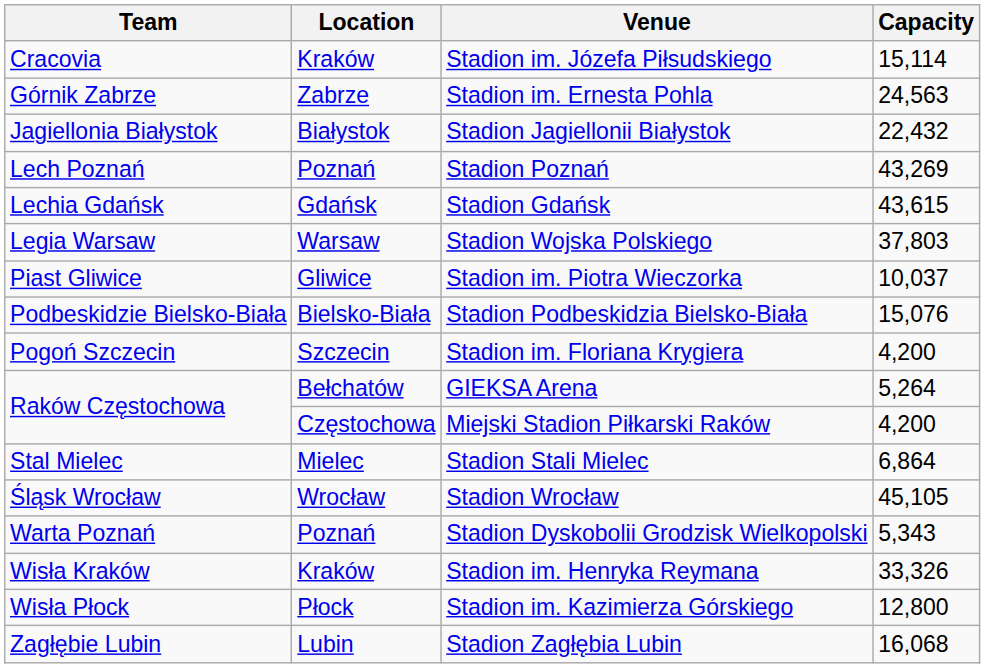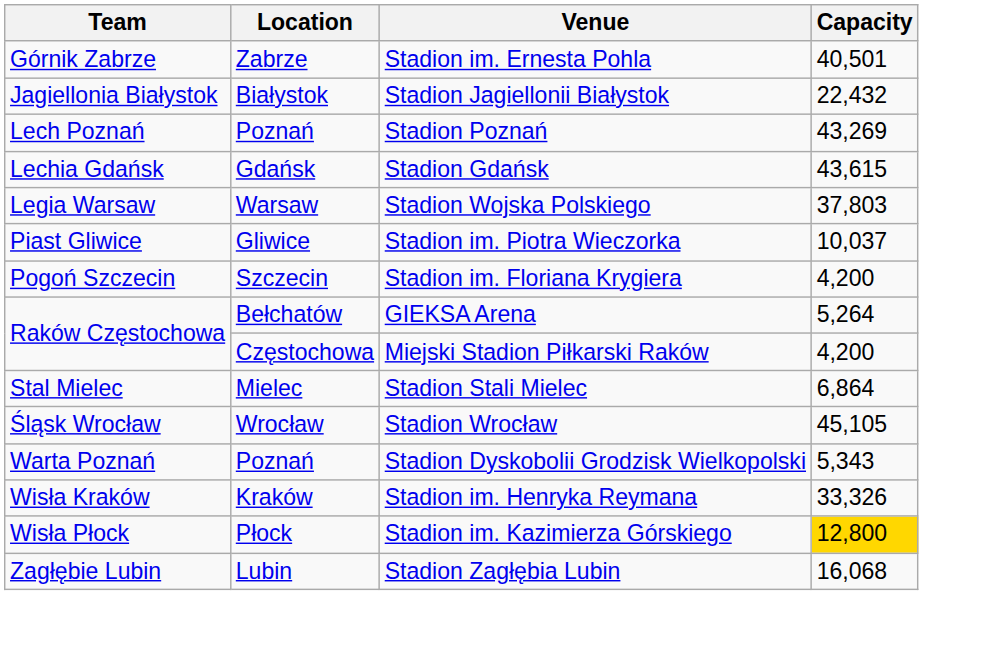- row: (609, 59)
(913, 95) 24,563 -> (852, 59) 40,501
- row: (627, 315)
(913, 607) no background -> (852, 534) gold background
